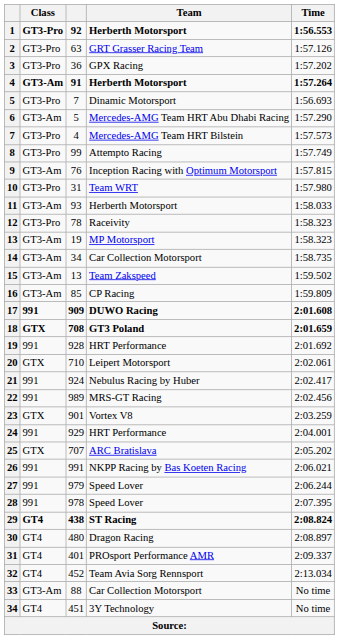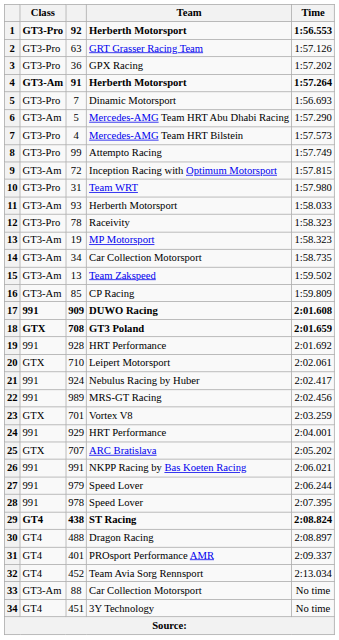(76, 170) 76 -> (76, 170) 72
(76, 415) 901 -> (76, 415) 701
(76, 537) 480 -> (76, 537) 488
